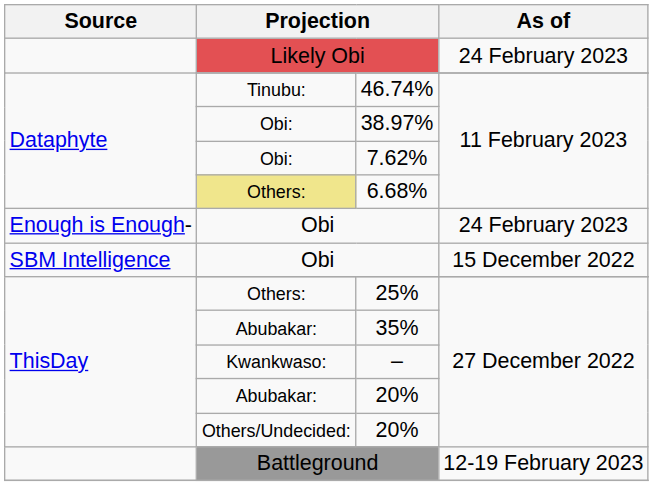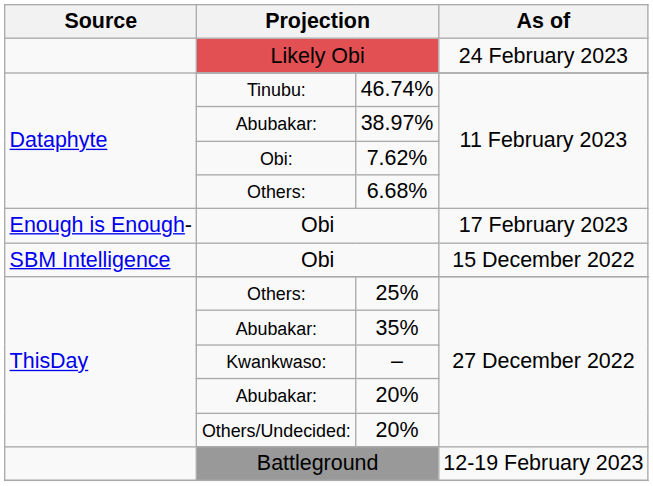(276, 124) Obi: -> (276, 124) Abubakar:
(276, 192) khaki background -> (276, 192) no background
(543, 225) 24 February 2023 -> (543, 225) 17 February 2023
